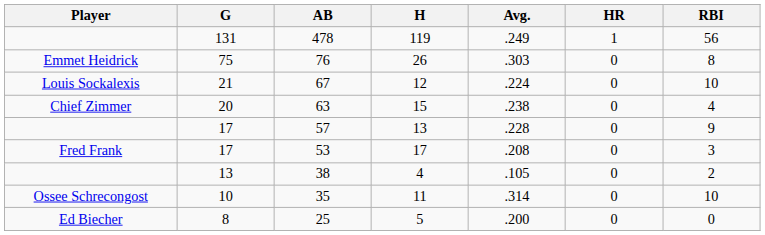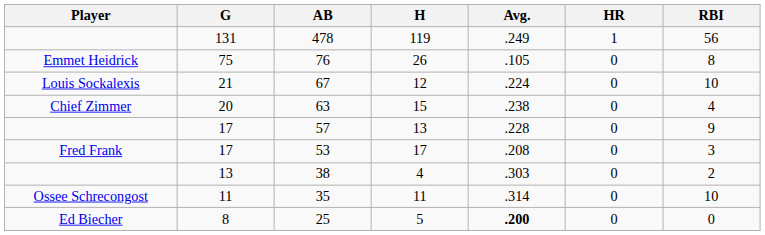(517, 60) .303 -> (517, 60) .105
(517, 173) .105 -> (517, 173) .303
(226, 196) 10 -> (226, 196) 11
(517, 219) normal -> (517, 219) bold
